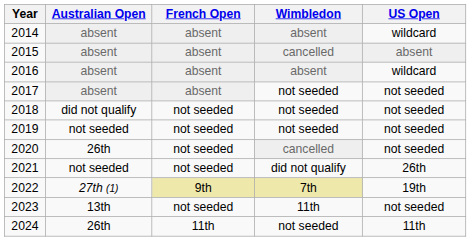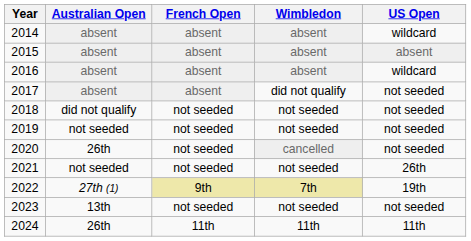(308, 52) cancelled -> (308, 52) absent
(308, 91) not seeded -> (308, 91) did not qualify
(308, 168) did not qualify -> (308, 168) not seeded
(308, 206) 11th -> (308, 206) not seeded
(308, 226) not seeded -> (308, 226) 11th
